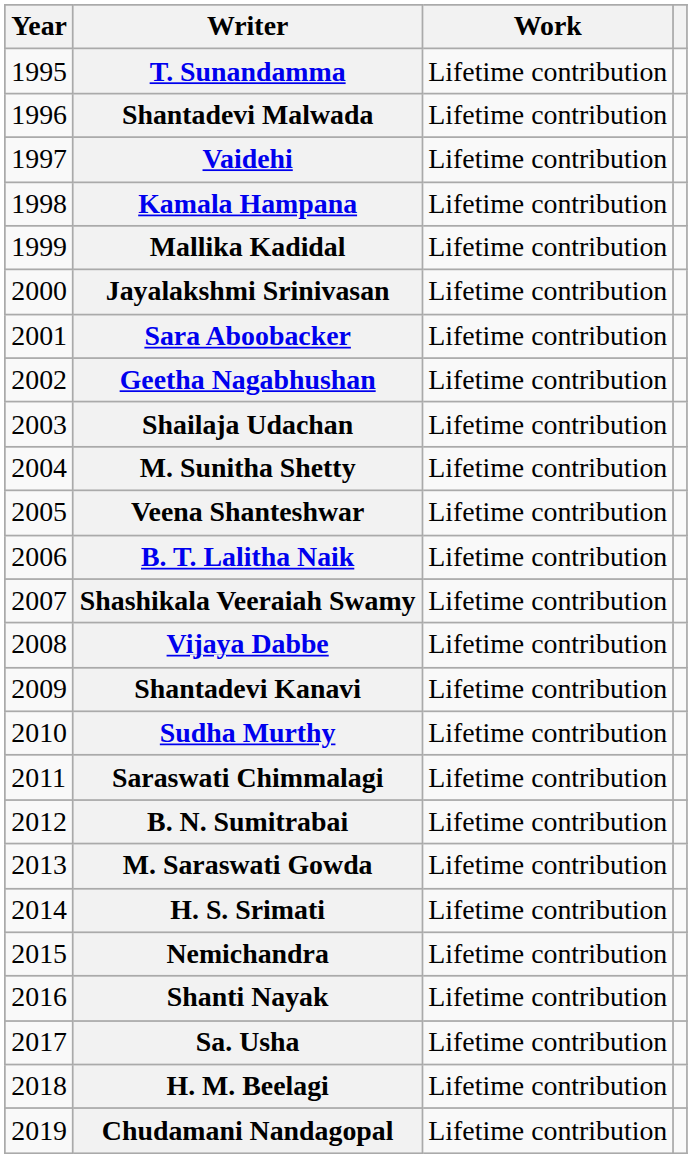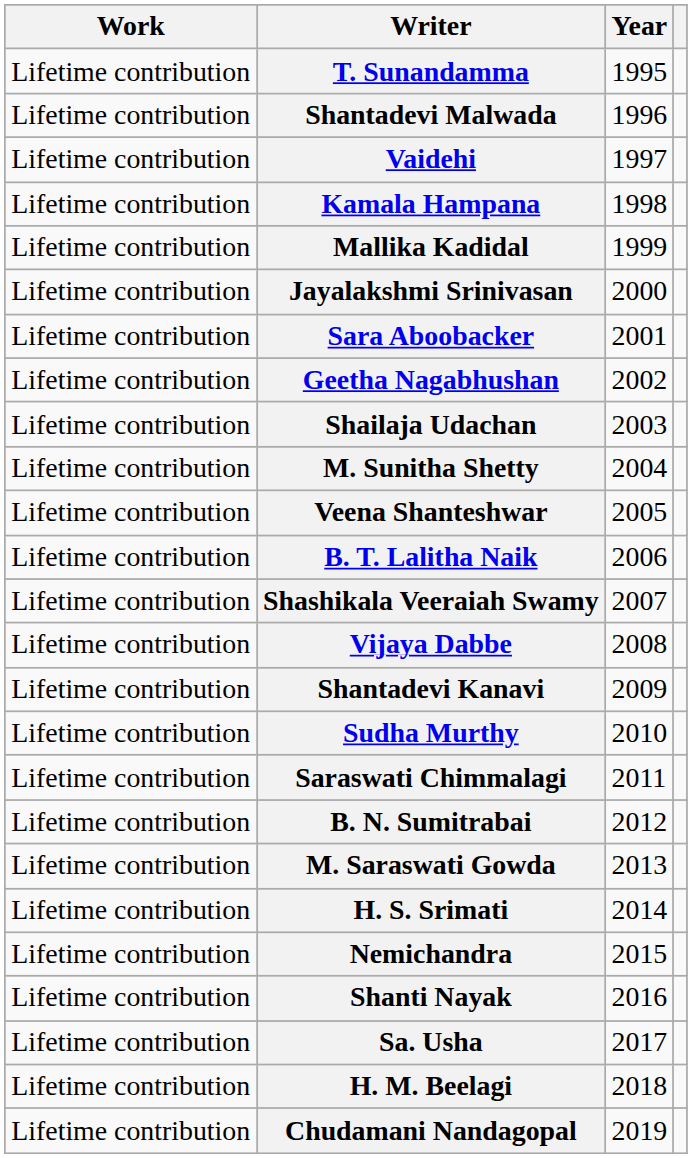columns swapped: (39, 26) <-> (548, 26)
